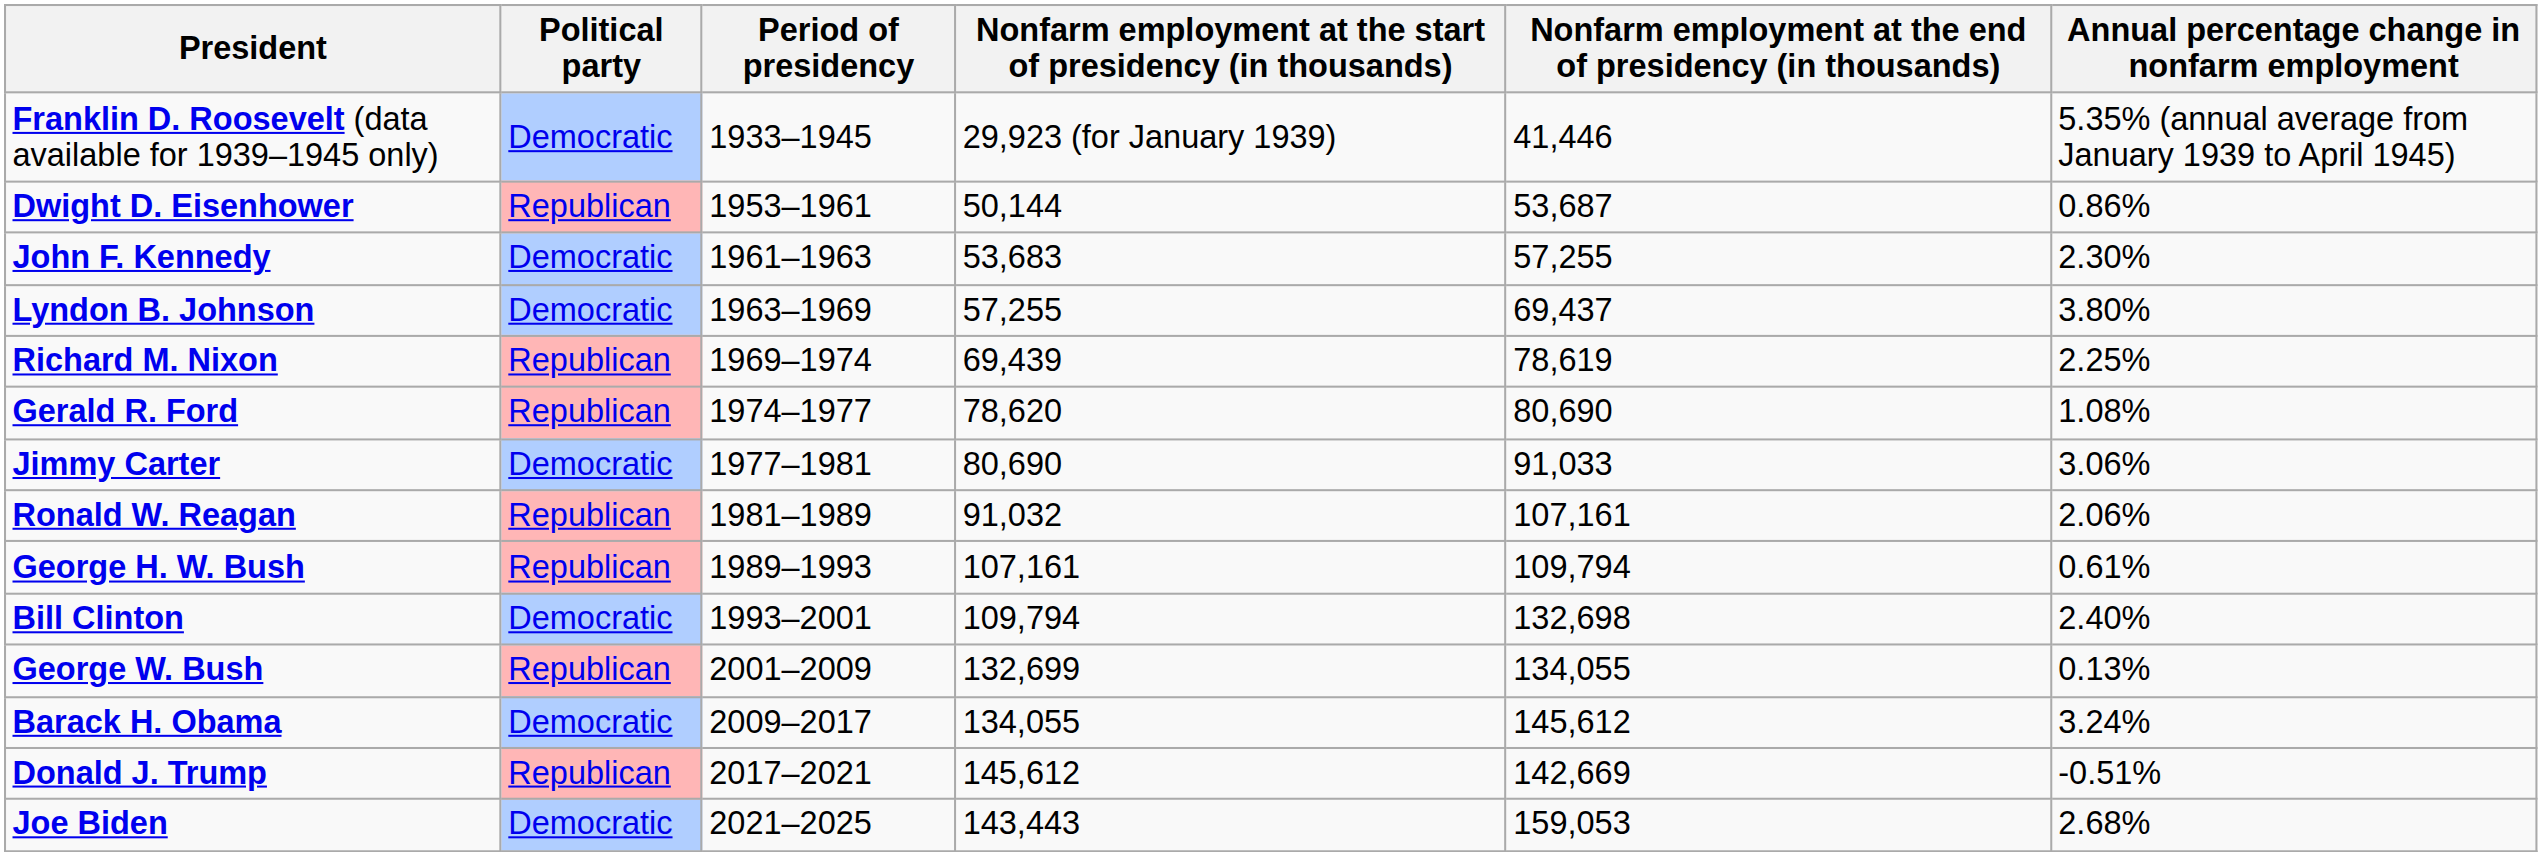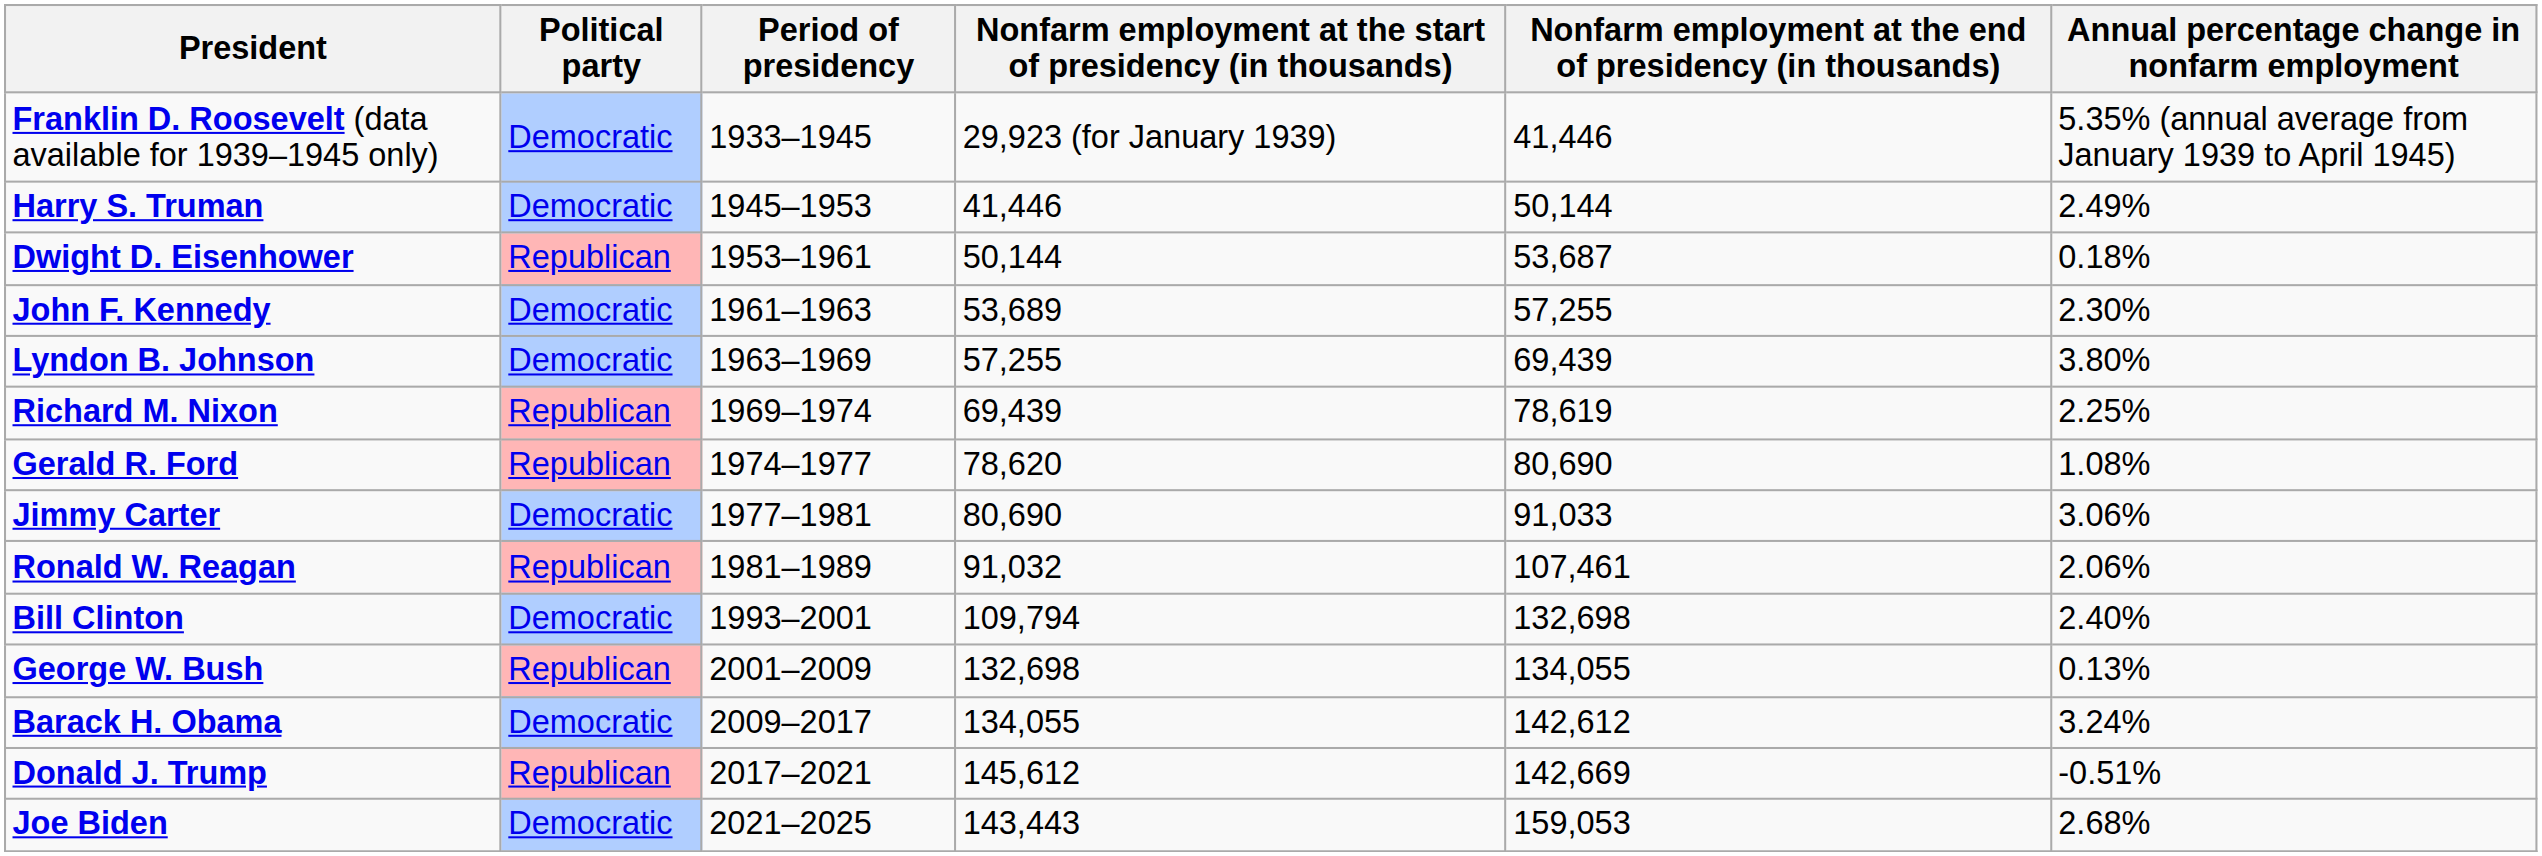+ row: (138, 206)
(2104, 206) 0.86% -> (2104, 257) 0.18%
(1012, 257) 53,683 -> (1012, 309) 53,689
(1563, 309) 69,437 -> (1563, 360) 69,439
(1572, 515) 107,161 -> (1572, 566) 107,461
- row: (159, 566)
(1021, 669) 132,699 -> (1021, 669) 132,698
(1572, 721) 145,612 -> (1572, 721) 142,612
